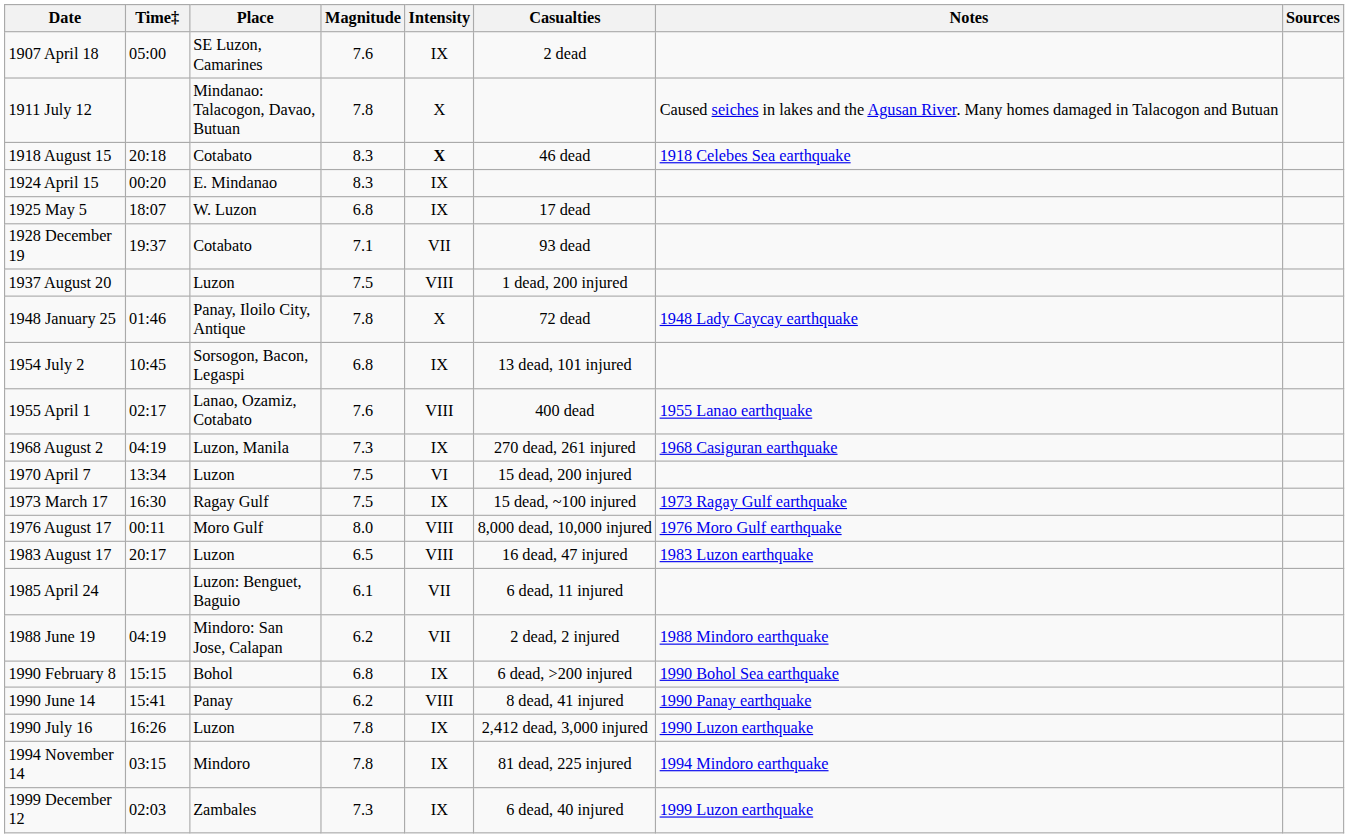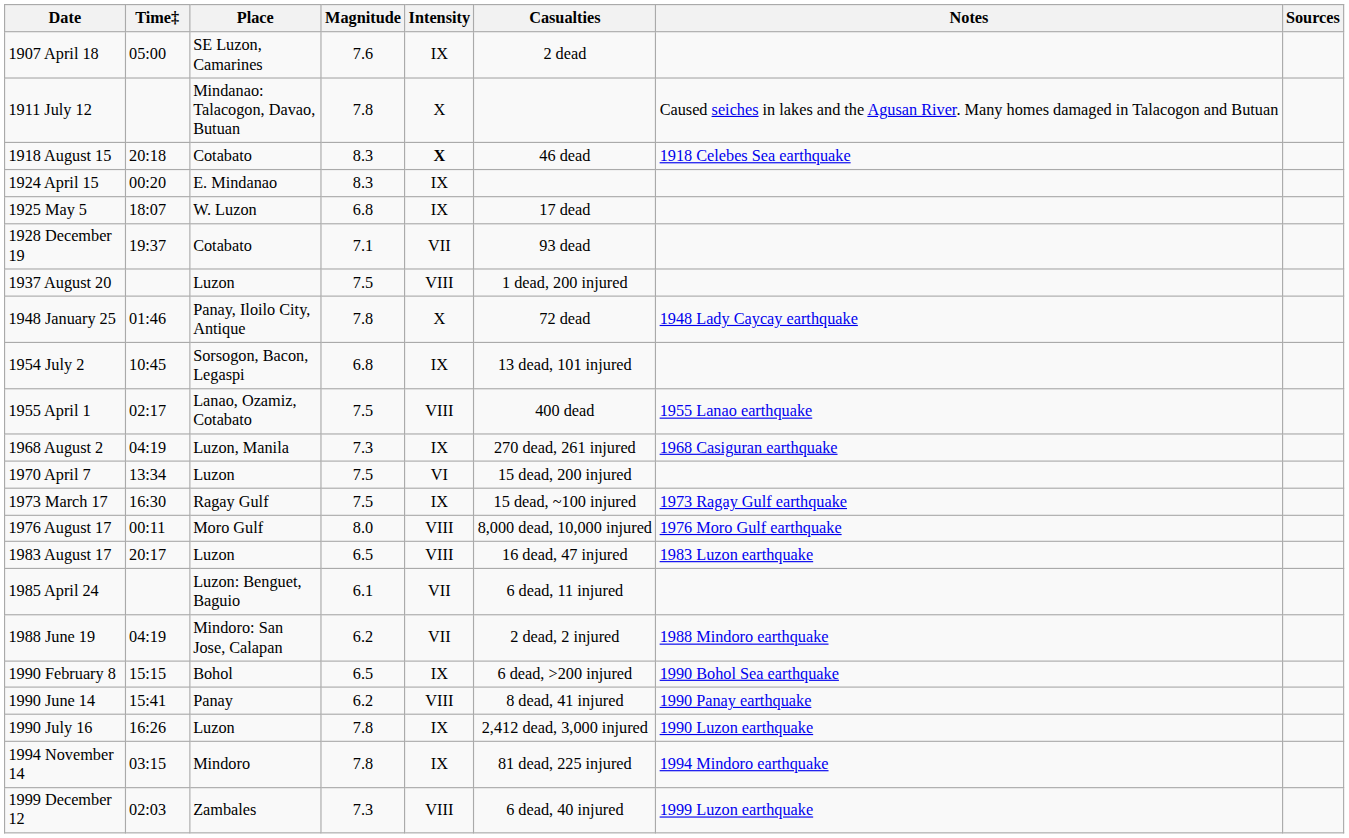(363, 411) 7.6 -> (363, 411) 7.5
(363, 674) 6.8 -> (363, 674) 6.5
(439, 810) IX -> (439, 810) VIII
